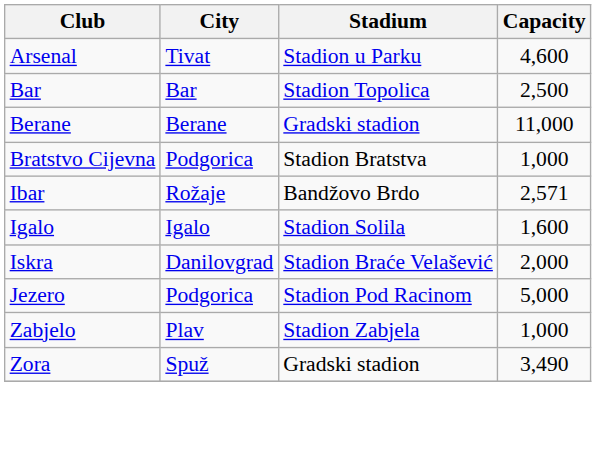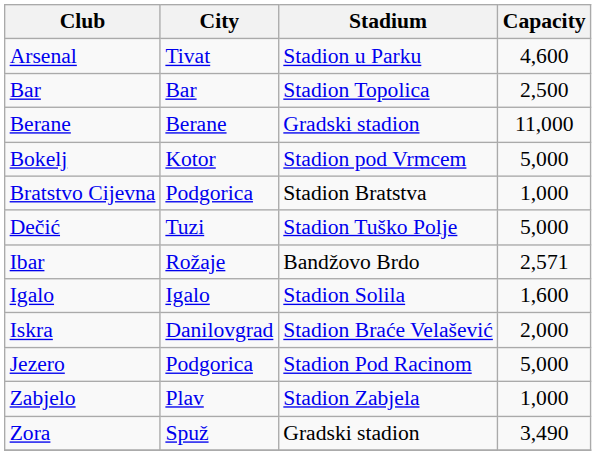+ row: (38, 158)
+ row: (35, 227)
